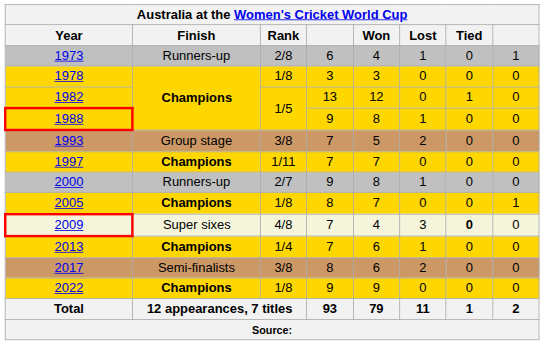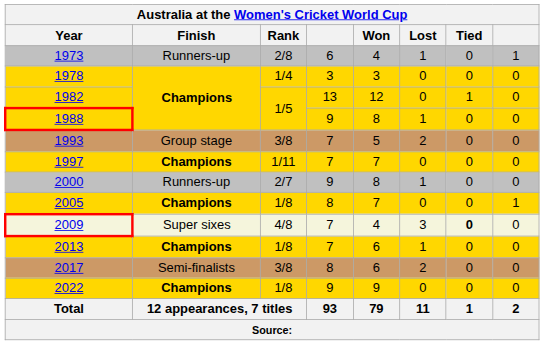(283, 76) 1/8 -> (283, 76) 1/4
(283, 246) 1/4 -> (283, 246) 1/8
